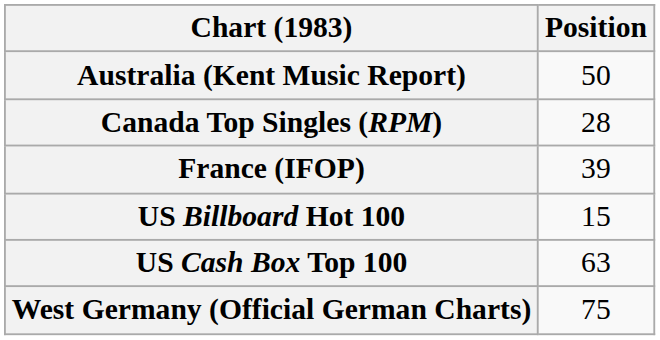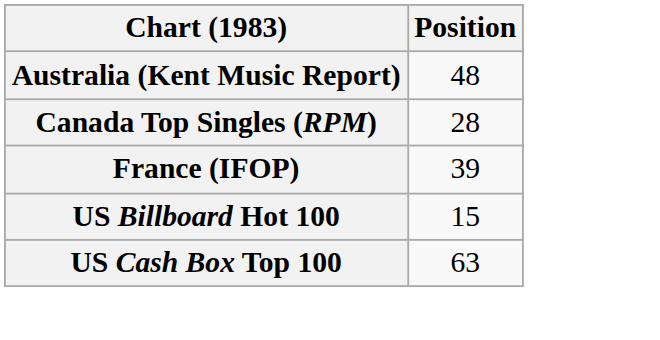(596, 74) 50 -> (465, 74) 48
- row: (272, 309)
